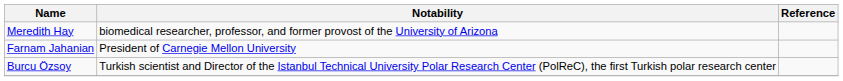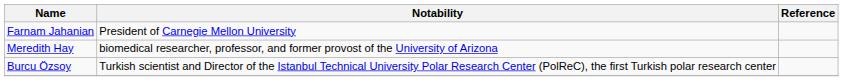rows swapped: (40, 31) <-> (51, 48)
